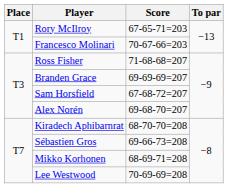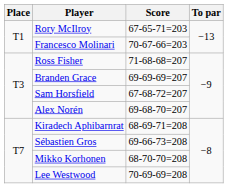(158, 126) 68-70-70=208 -> (158, 126) 68-69-71=208
(158, 158) 68-69-71=208 -> (158, 158) 68-70-70=208
